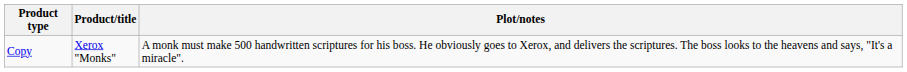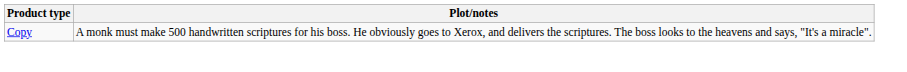- column: (105, 20)
